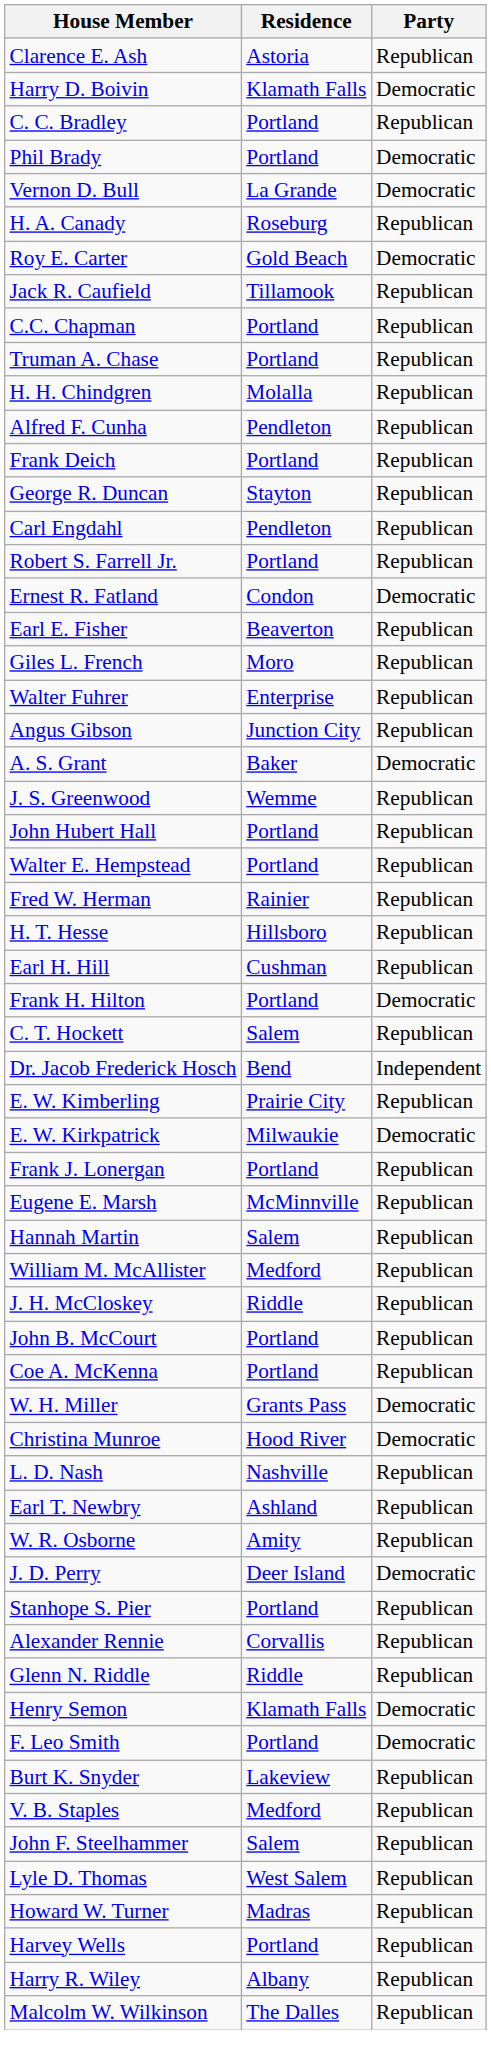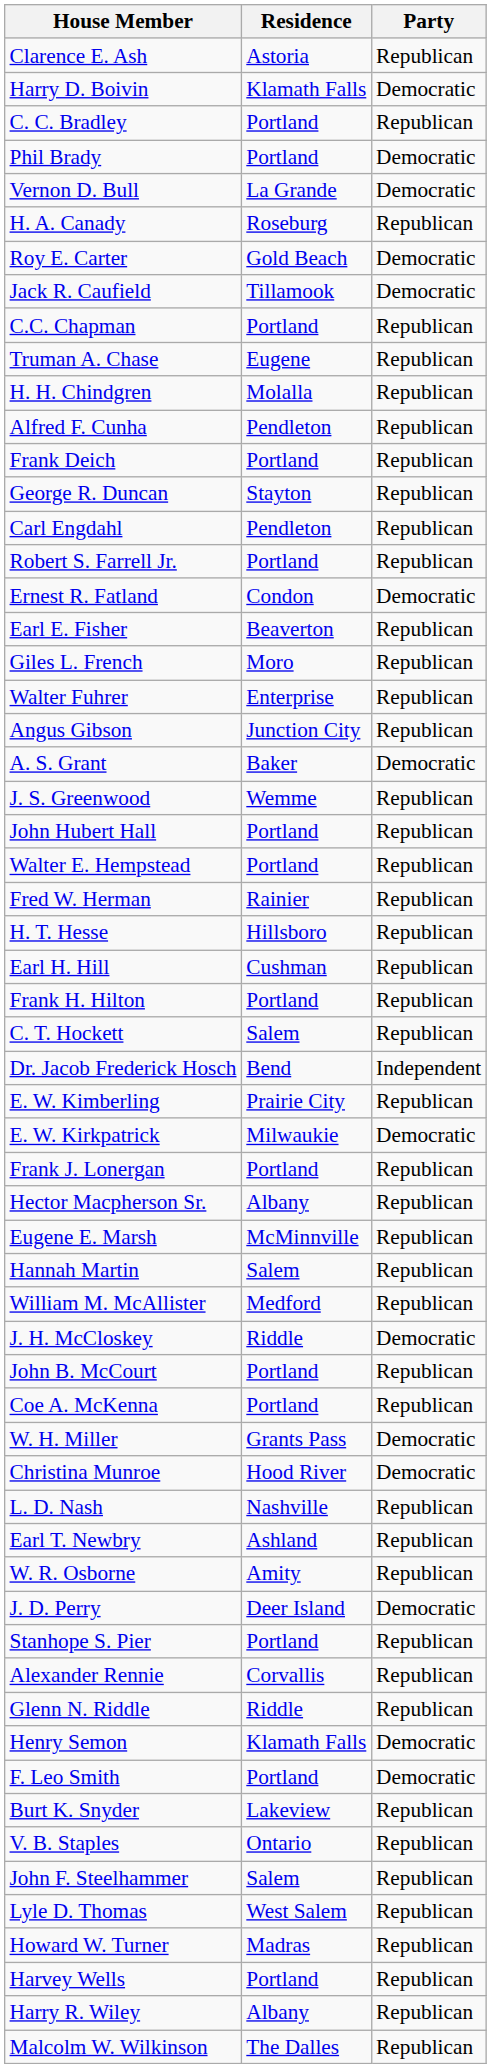(425, 291) Republican -> (426, 291) Democratic
(282, 358) Portland -> (278, 358) Eugene
(426, 1000) Democratic -> (425, 1000) Republican
+ row: (108, 1202)
(425, 1303) Republican -> (426, 1337) Democratic
(284, 1810) Medford -> (279, 1843) Ontario
